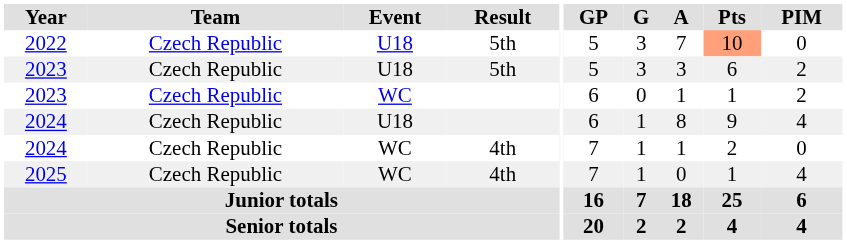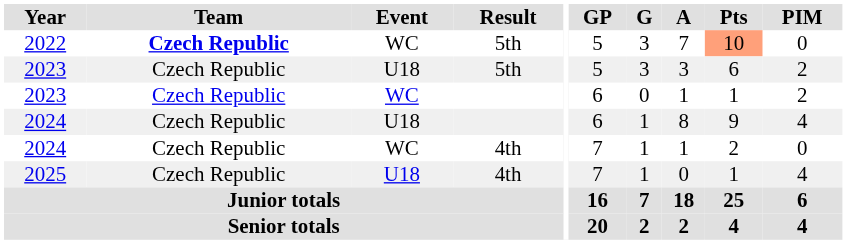(215, 43) normal -> (219, 43) bold
(395, 43) U18 -> (402, 43) WC
(395, 174) WC -> (402, 174) U18
